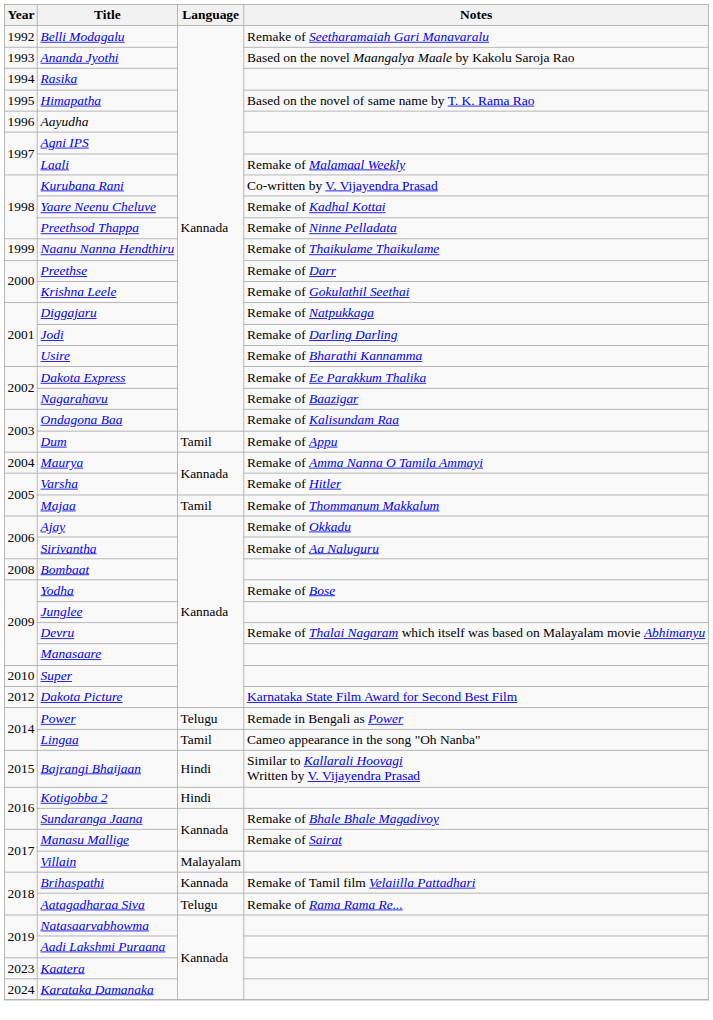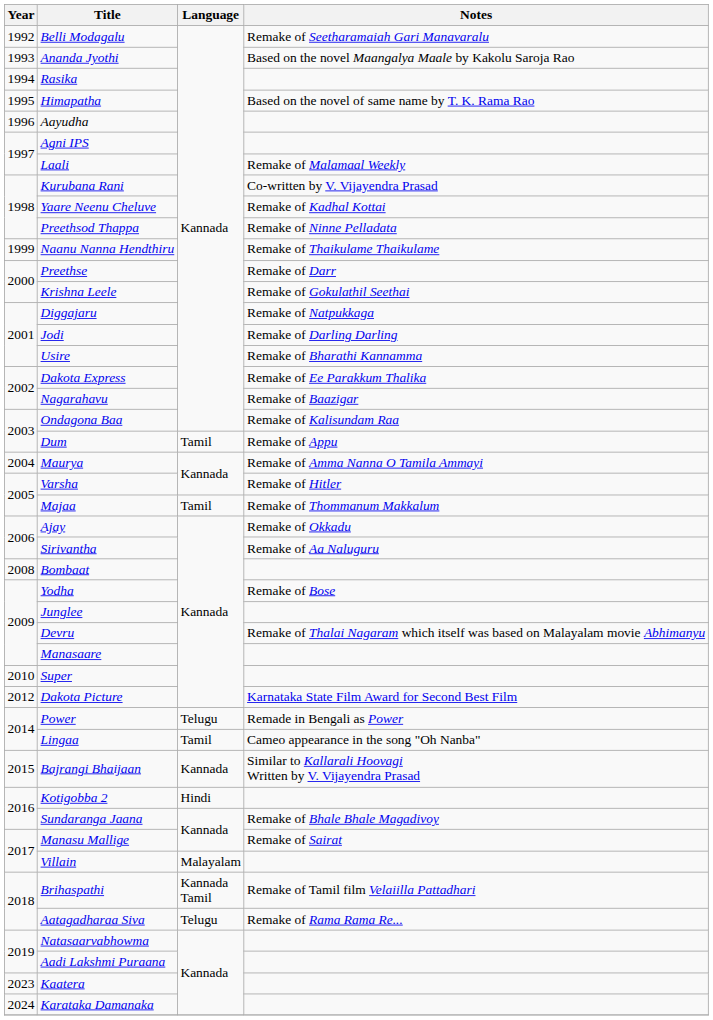(196, 768) Hindi -> (204, 768) Kannada
(204, 882) Kannada -> (204, 890) Kannada Tamil
